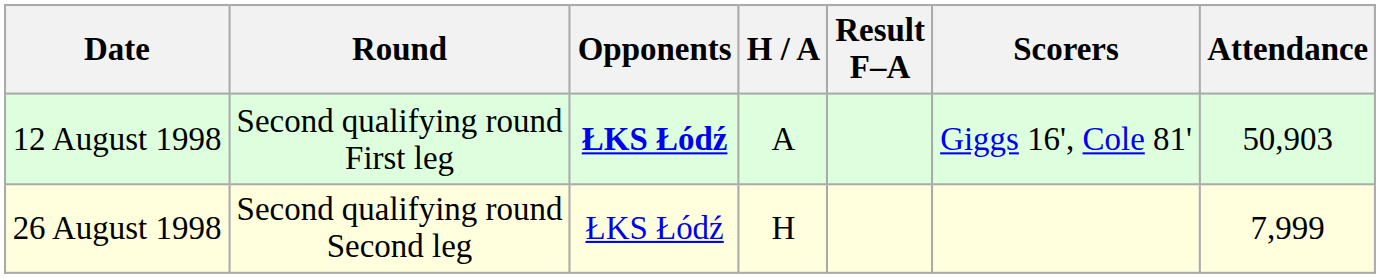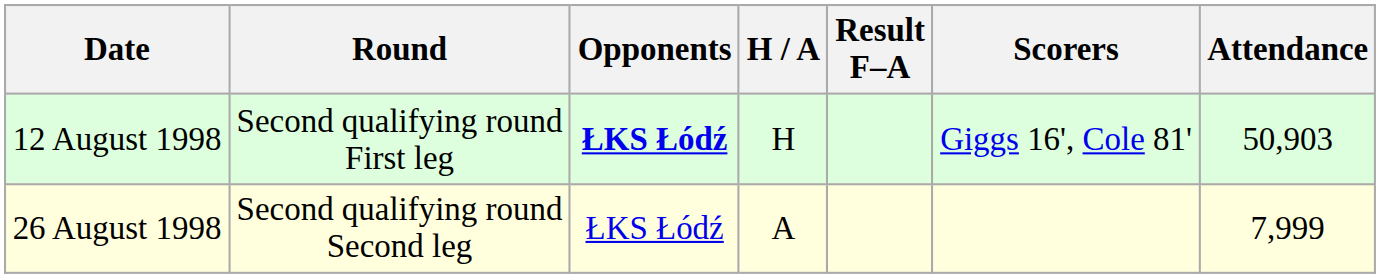(783, 138) A -> (783, 138) H
(783, 227) H -> (783, 227) A
